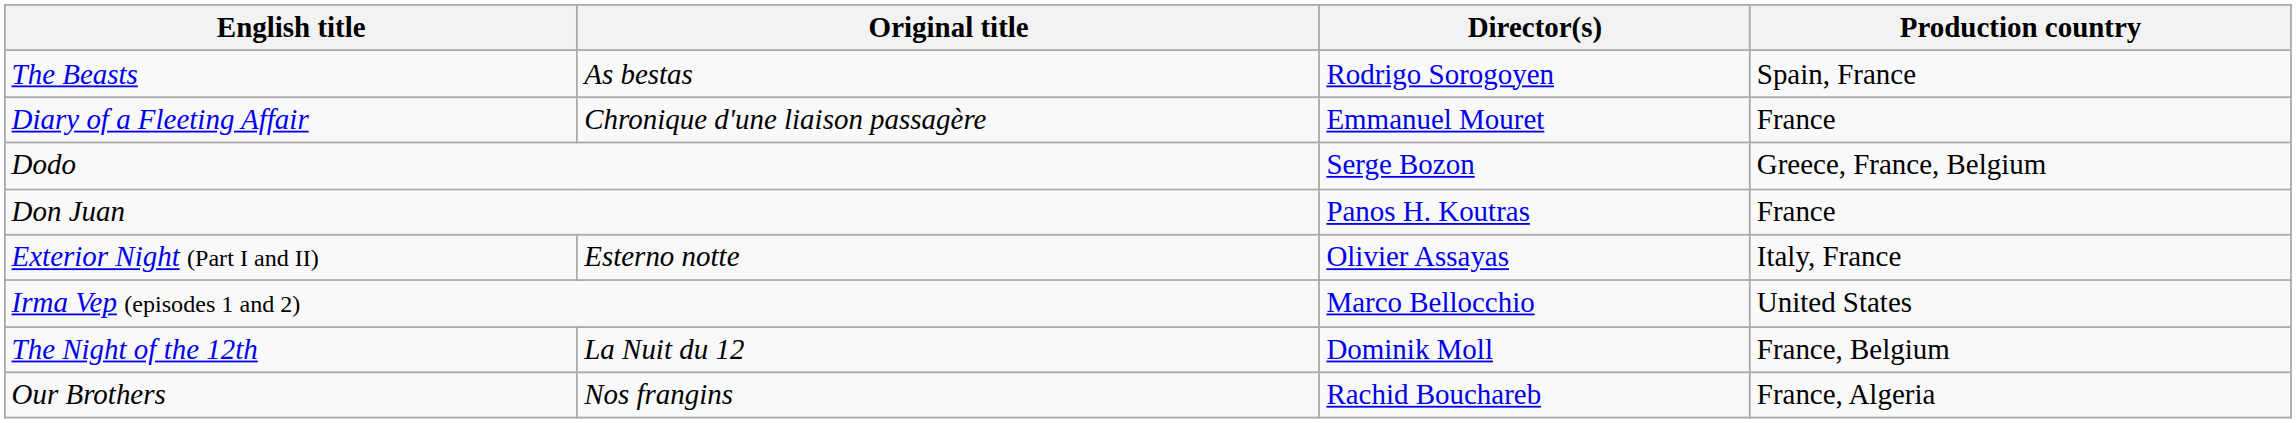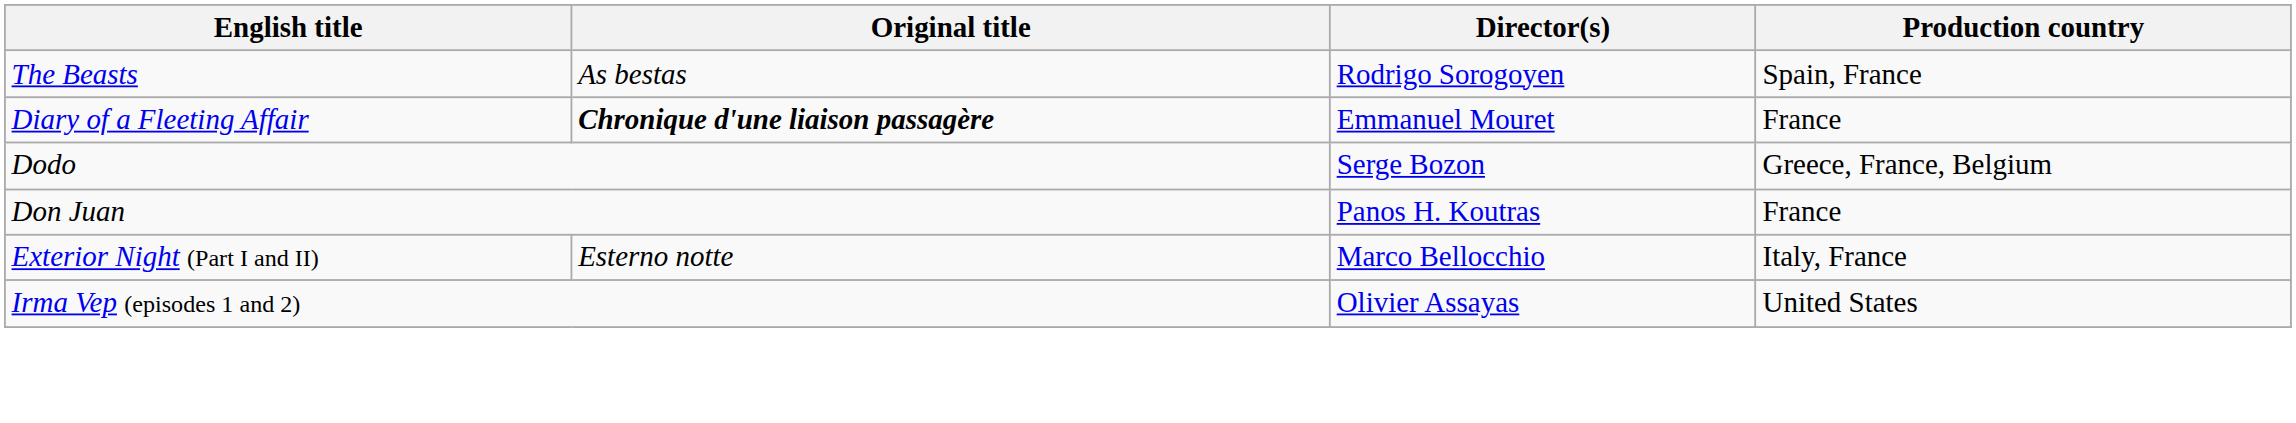(785, 119) normal -> (786, 119) bold
(1418, 257) Olivier Assayas -> (1441, 257) Marco Bellocchio
(1431, 303) Marco Bellocchio -> (1428, 303) Olivier Assayas
- row: (135, 348)
- row: (89, 394)
